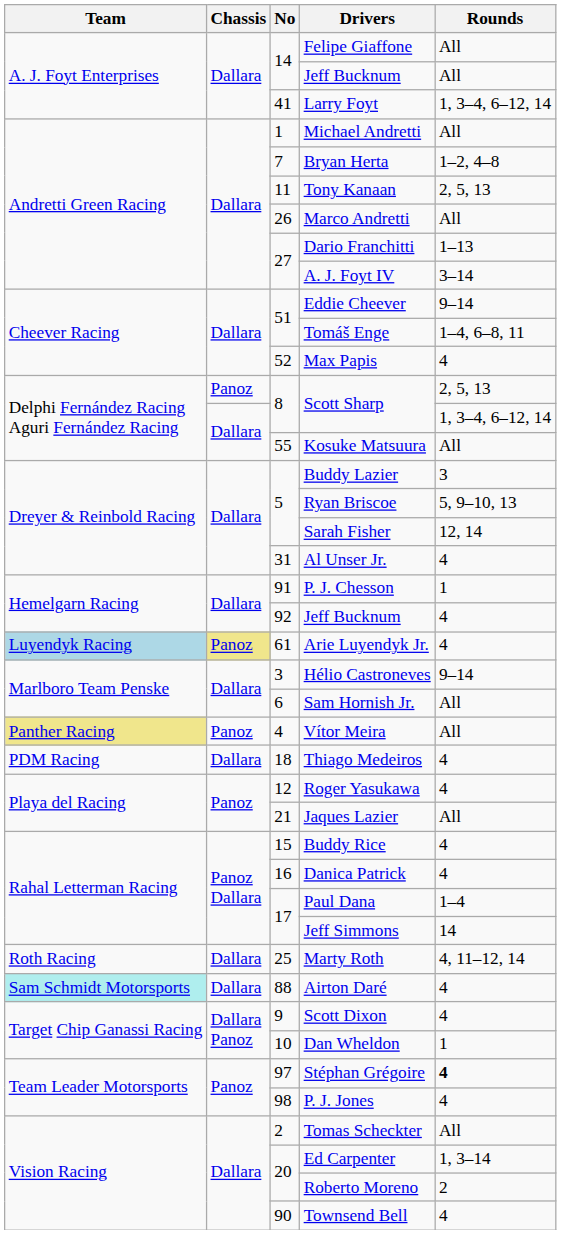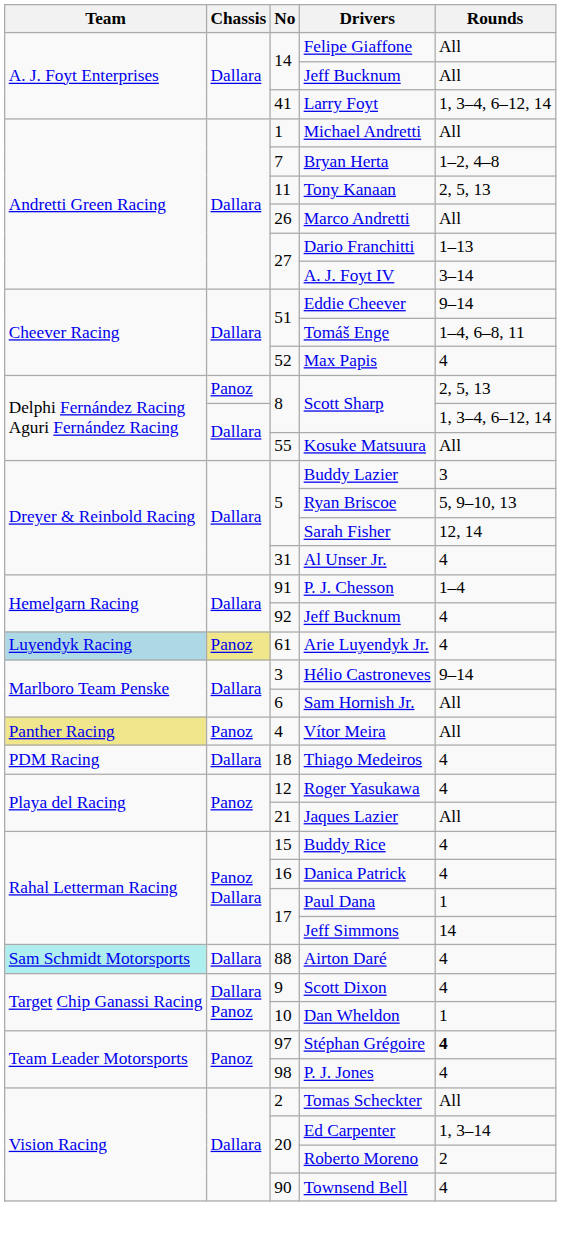(443, 588) 1 -> (452, 588) 1–4
(452, 901) 1–4 -> (443, 901) 1
- row: (283, 958)
